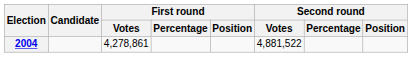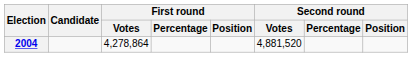(126, 44) 4,278,861 -> (126, 44) 4,278,864
(279, 44) 4,881,522 -> (279, 44) 4,881,520
